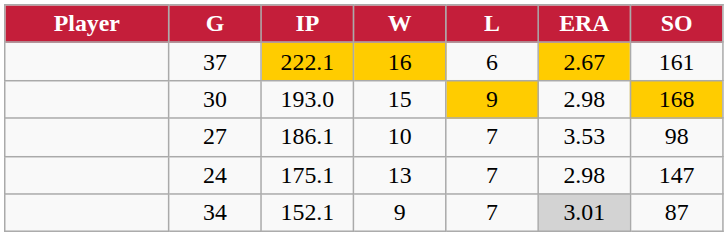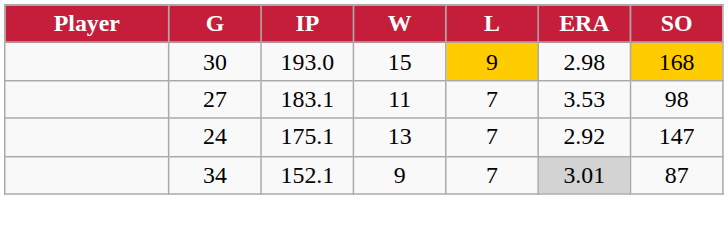- row: (215, 61)
(307, 136) 186.1 -> (307, 99) 183.1
(400, 136) 10 -> (400, 99) 11
(584, 174) 2.98 -> (584, 136) 2.92
